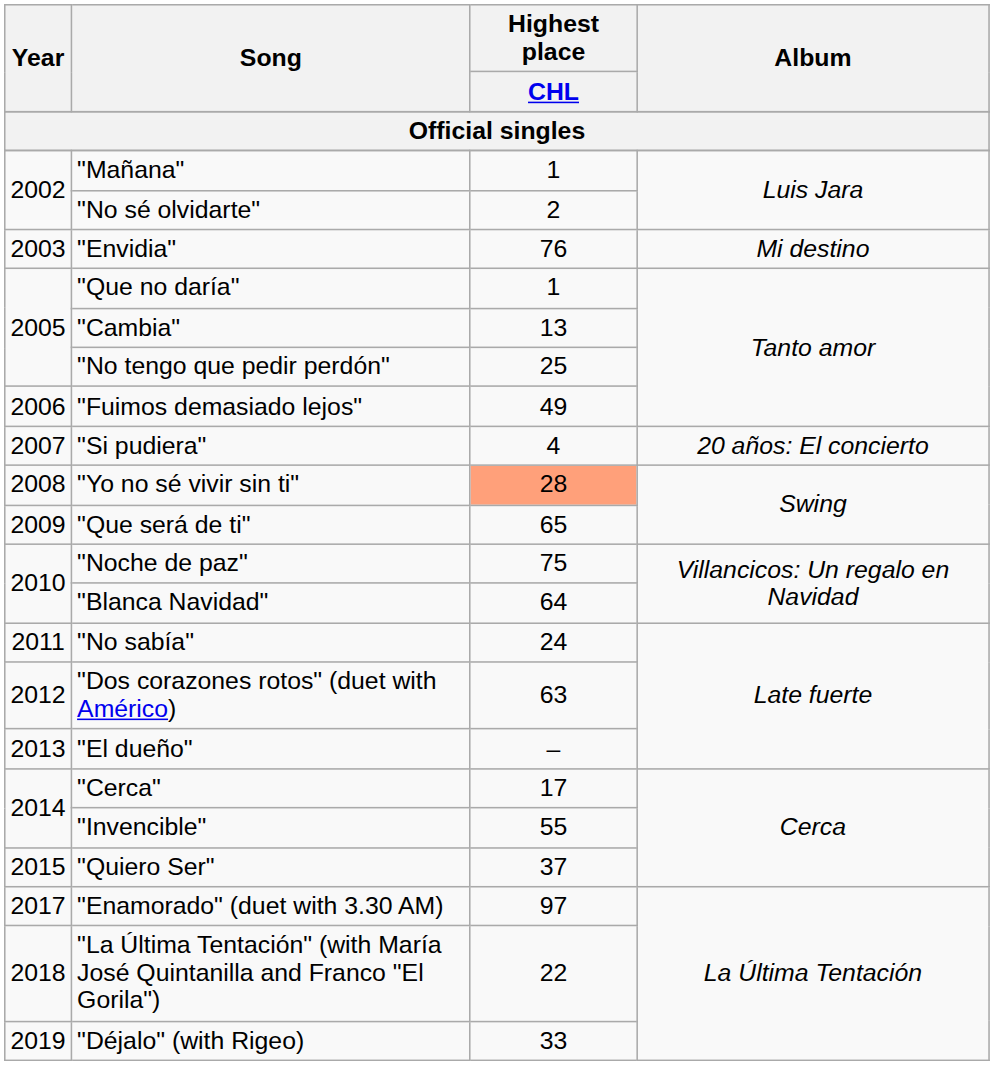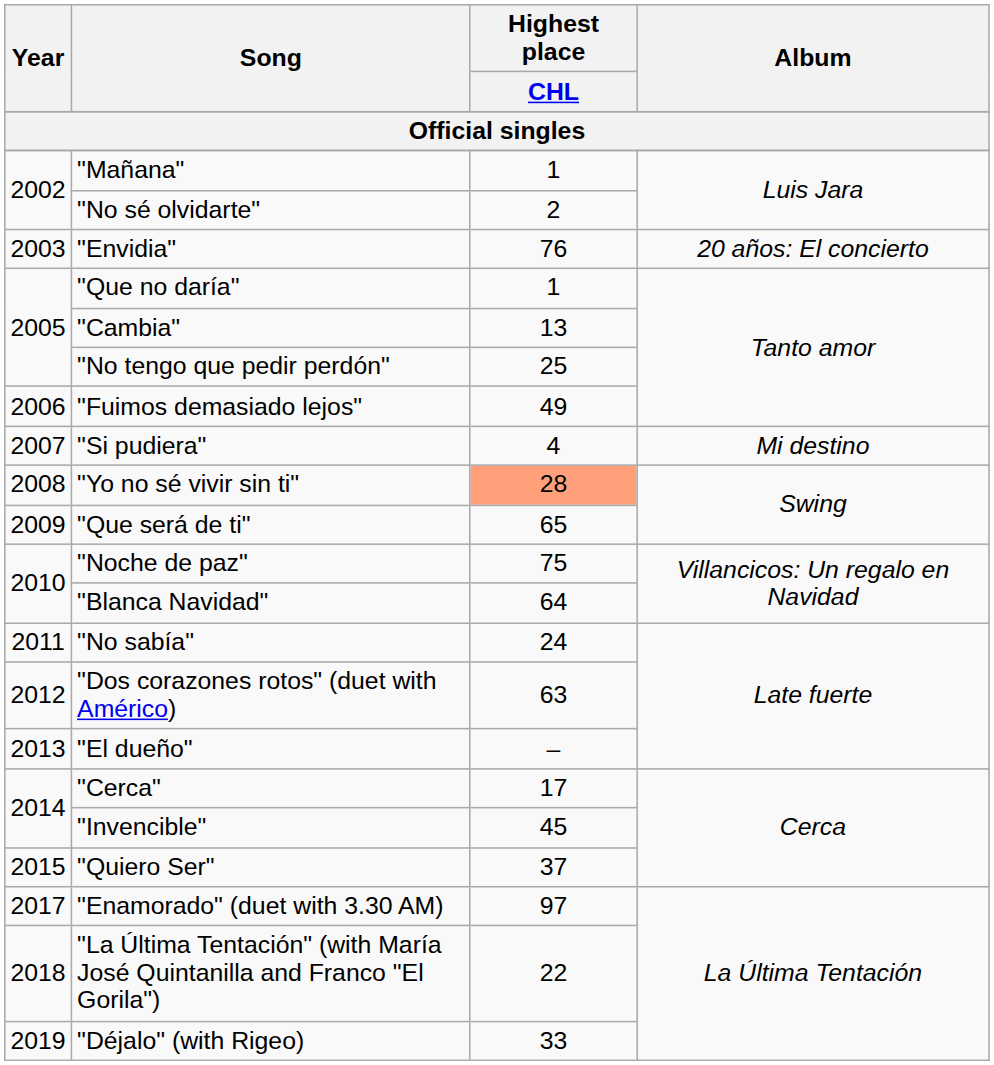(813, 248) Mi destino -> (813, 248) 20 años: El concierto
(813, 445) 20 años: El concierto -> (813, 445) Mi destino
(554, 827) 55 -> (554, 827) 45
